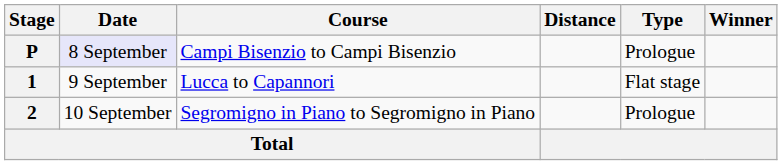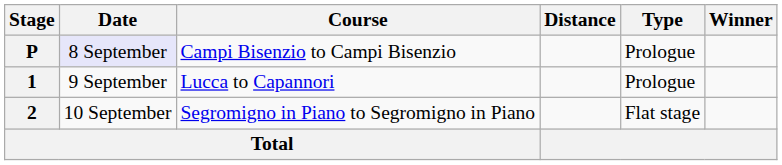(662, 81) Flat stage -> (660, 81) Prologue
(660, 112) Prologue -> (662, 112) Flat stage
